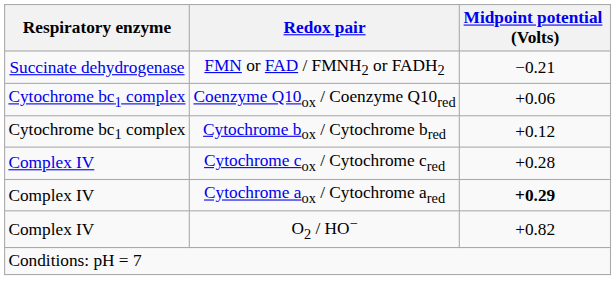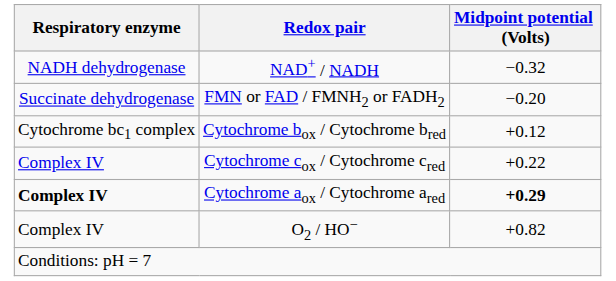+ row: (325, 67)
(535, 67) −0.21 -> (526, 99) −0.20
- row: (325, 99)
(535, 163) +0.28 -> (526, 163) +0.22
(51, 195) normal -> (63, 195) bold
